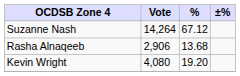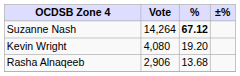(195, 29) normal -> (195, 29) bold
rows swapped: (37, 63) <-> (46, 46)
